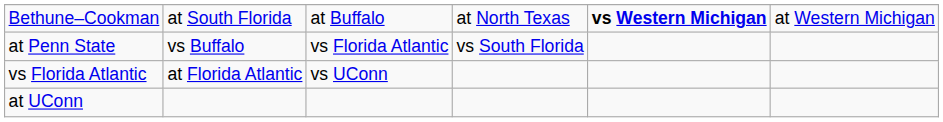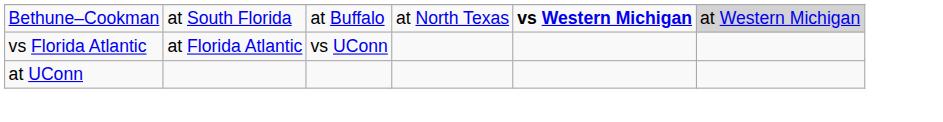(855, 18) no background -> (780, 18) lightgrey background
- row: (62, 46)
